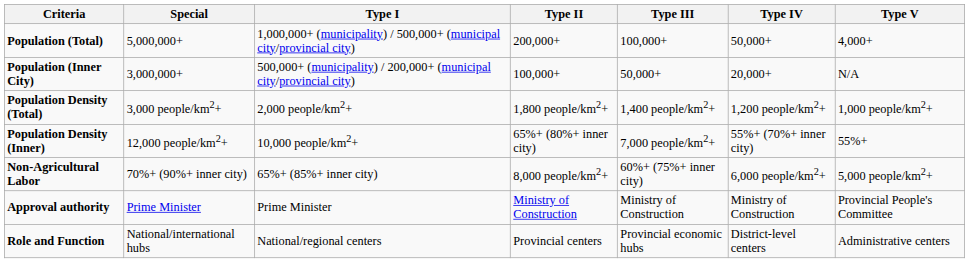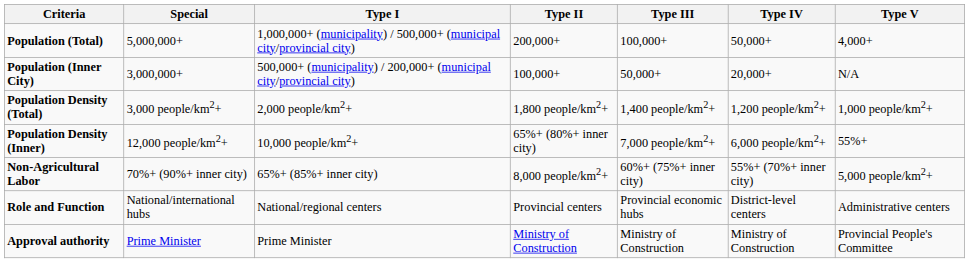(778, 140) 55%+ (70%+ inner city) -> (778, 140) 6,000 people/km2+
(778, 174) 6,000 people/km2+ -> (778, 174) 55%+ (70%+ inner city)
rows swapped: (56, 241) <-> (58, 207)
